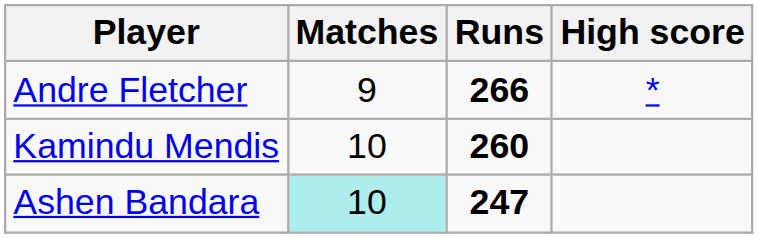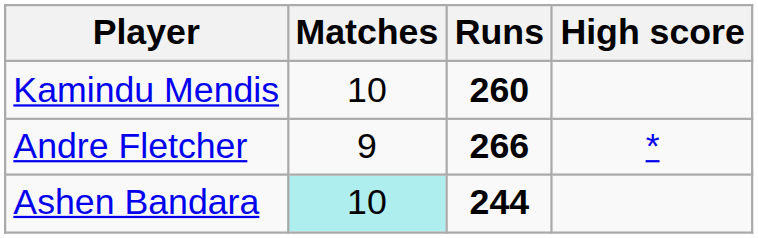rows swapped: (130, 89) <-> (146, 145)
(499, 202) 247 -> (499, 202) 244
